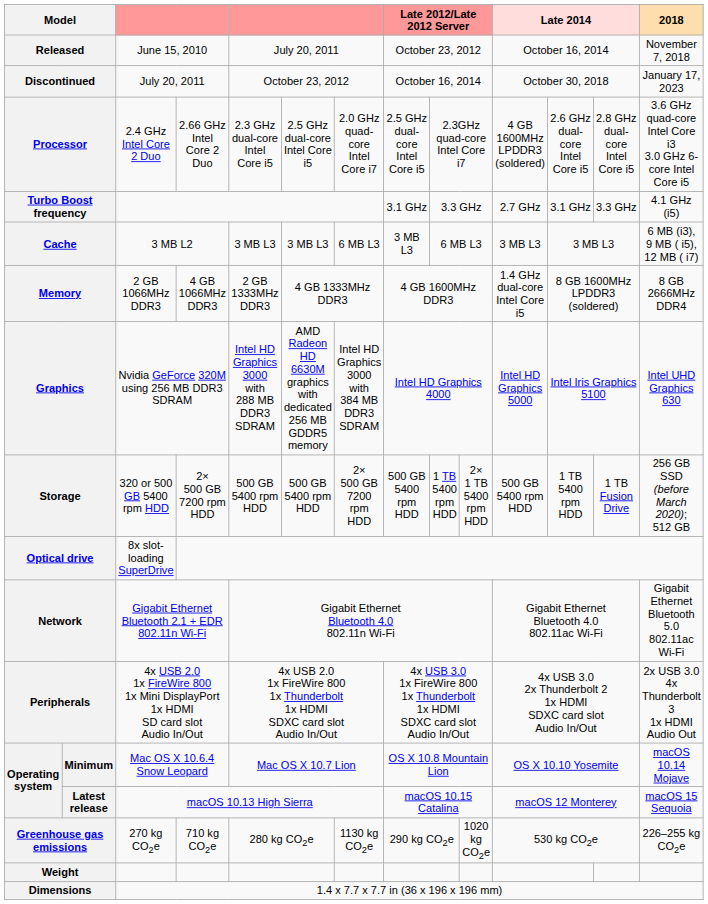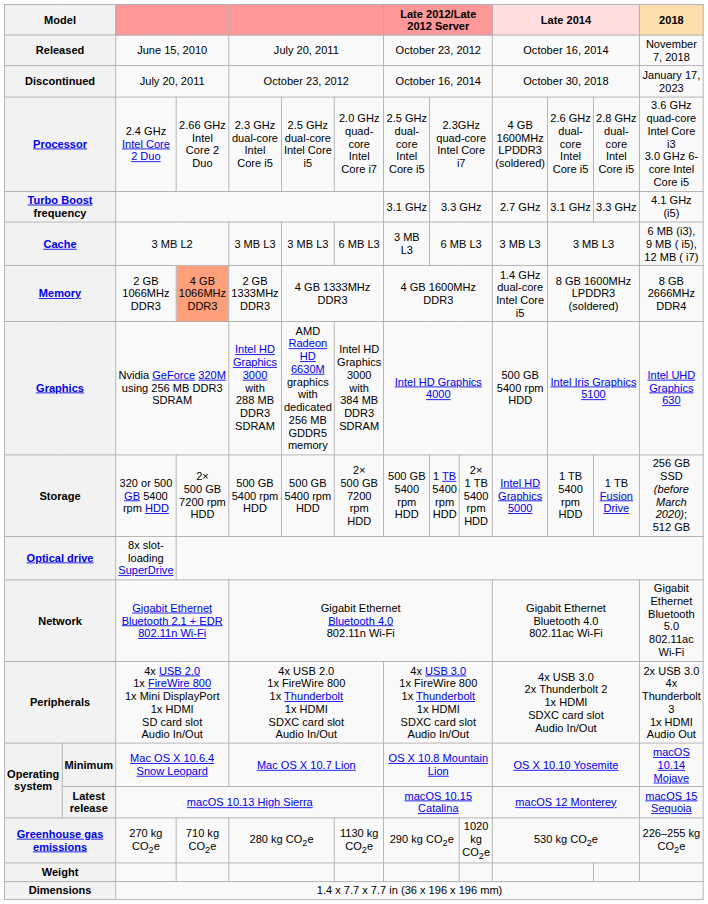(202, 294) no background -> (202, 294) lightsalmon background
(520, 388) Intel HD Graphics 5000 -> (520, 388) 500 GB 5400 rpm HDD
(520, 495) 500 GB 5400 rpm HDD -> (520, 495) Intel HD Graphics 5000
